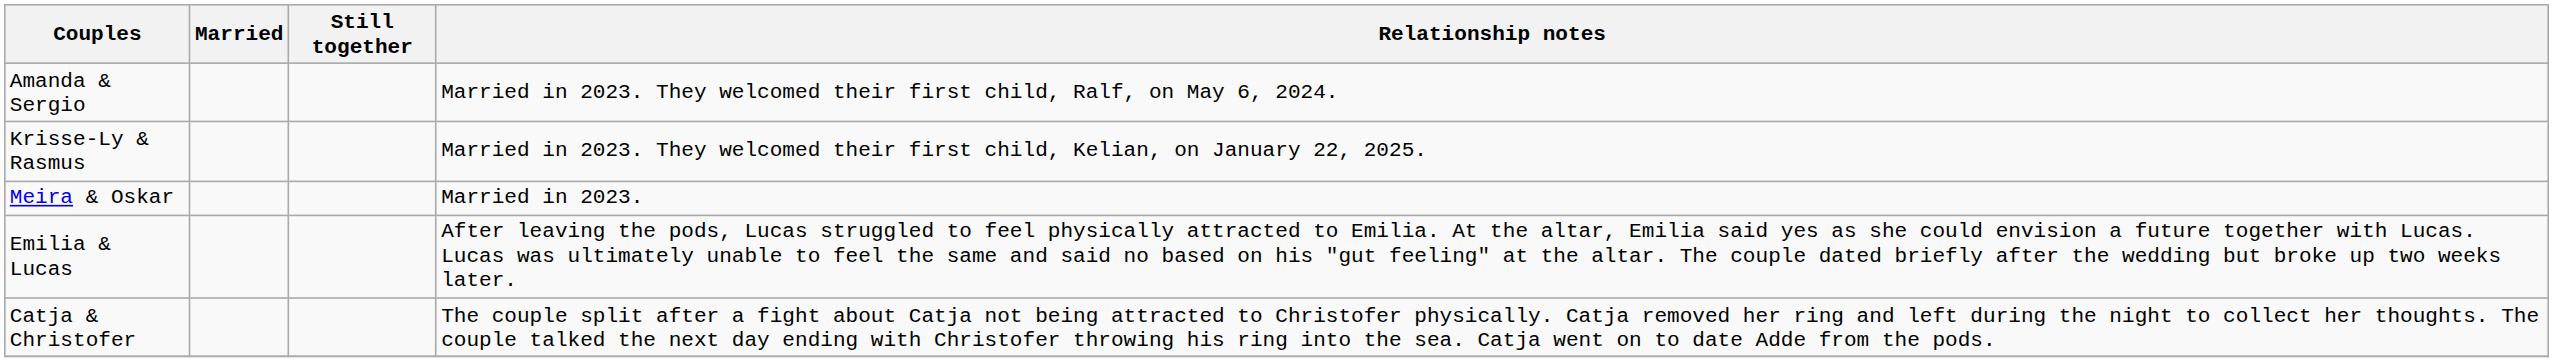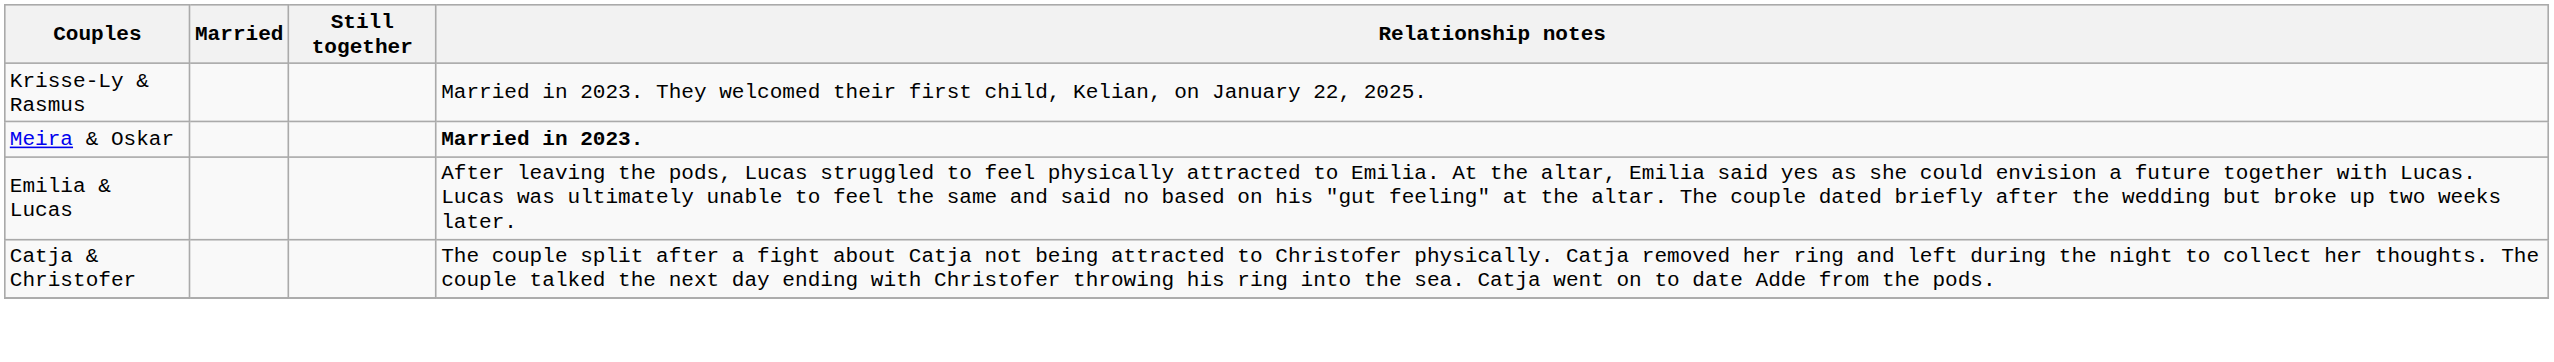- row: (60, 93)
(542, 198) normal -> (542, 139) bold
